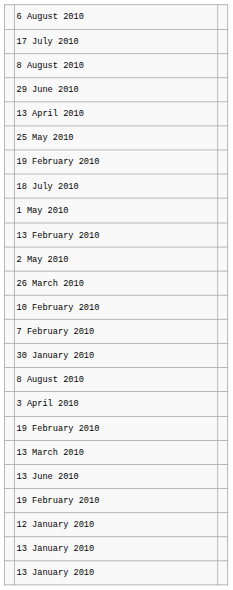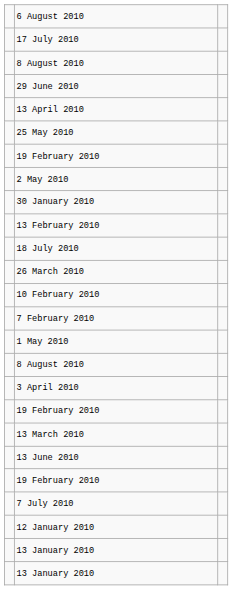rows swapped: (9, 259) <-> (9, 186)
rows swapped: (9, 211) <-> (9, 356)
+ row: (9, 504)
